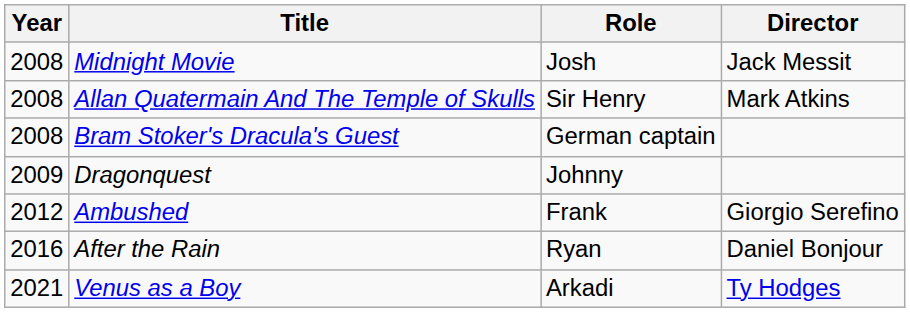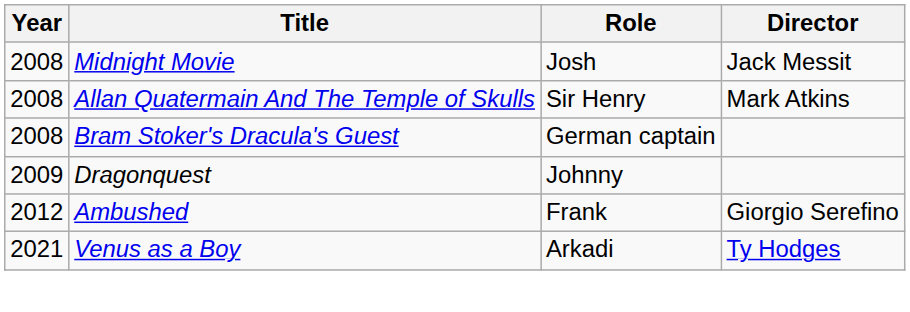- row: (147, 250)
